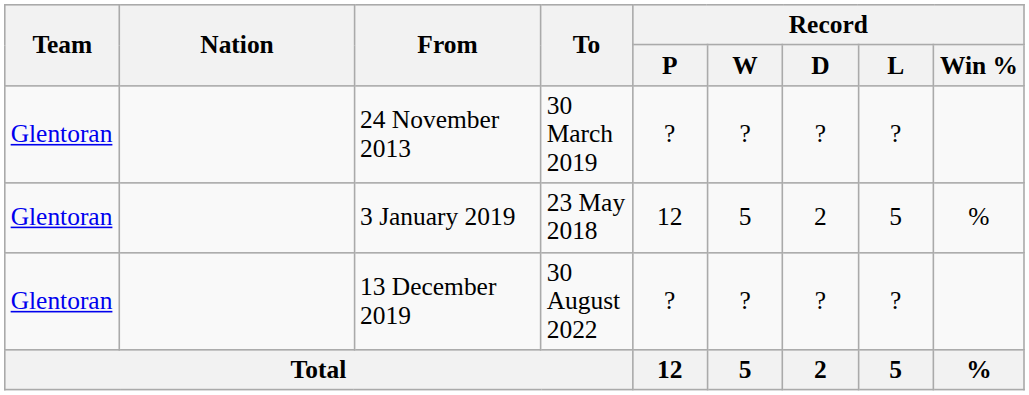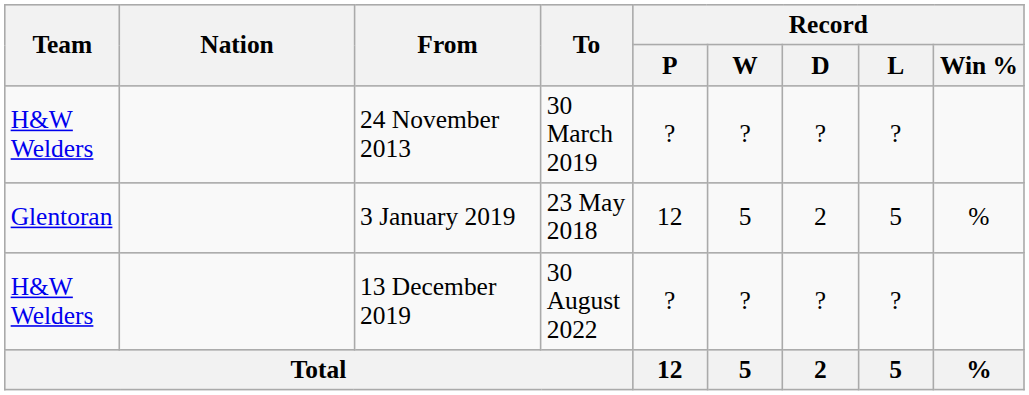(62, 133) Glentoran -> (52, 133) H&W Welders
(62, 300) Glentoran -> (52, 300) H&W Welders
